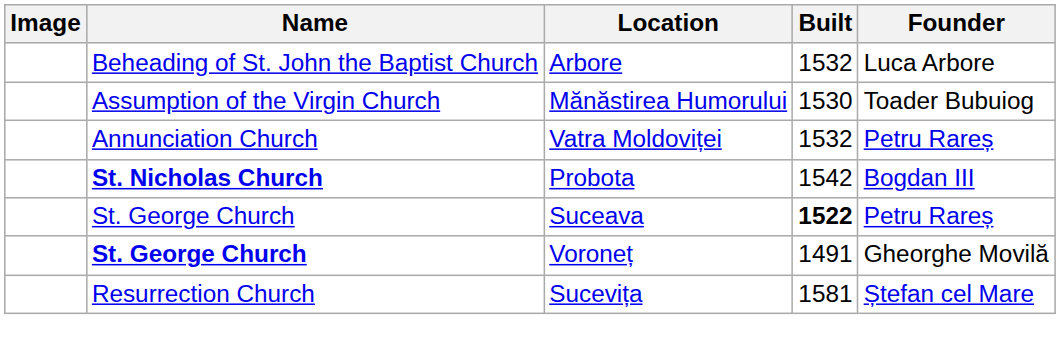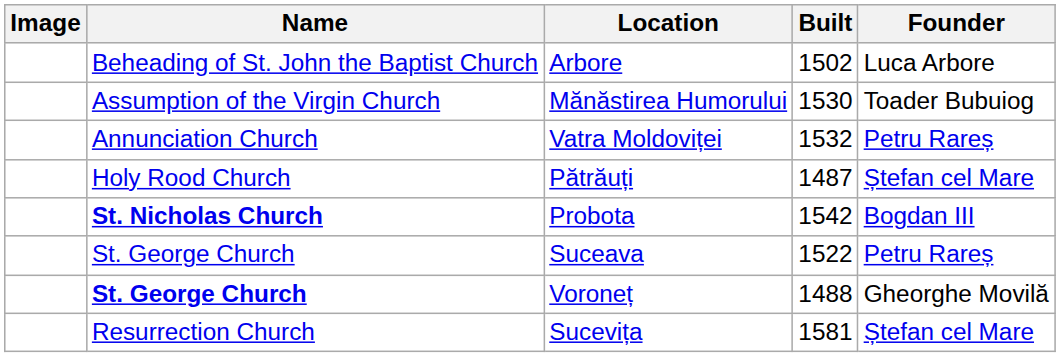(825, 62) 1532 -> (825, 62) 1502
+ row: (591, 178)
(825, 216) bold -> (825, 255) normal
(825, 255) 1491 -> (825, 293) 1488
